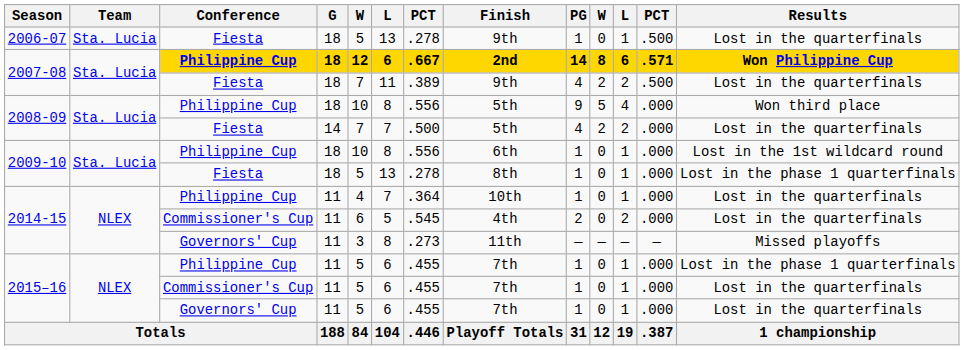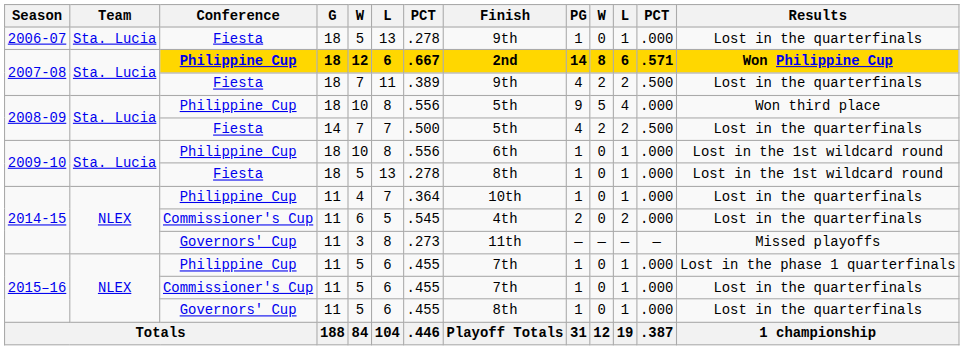(657, 39) .500 -> (657, 39) .000
(657, 129) .000 -> (657, 129) .500
(818, 175) Lost in the phase 1 quarterfinals -> (818, 175) Lost in the 1st wildcard round
(505, 311) 7th -> (505, 311) 8th
